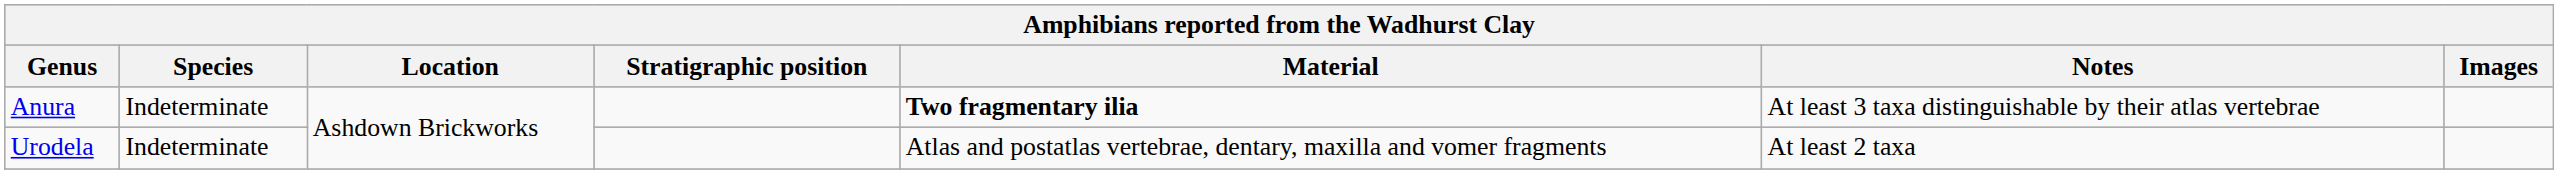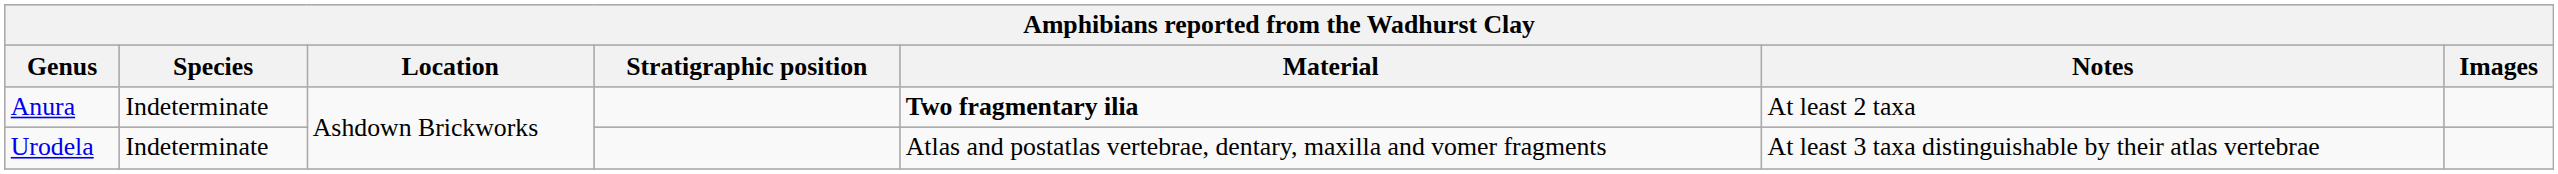(2044, 106) At least 3 taxa distinguishable by their atlas vertebrae -> (1842, 106) At least 2 taxa
(1842, 147) At least 2 taxa -> (2044, 147) At least 3 taxa distinguishable by their atlas vertebrae
